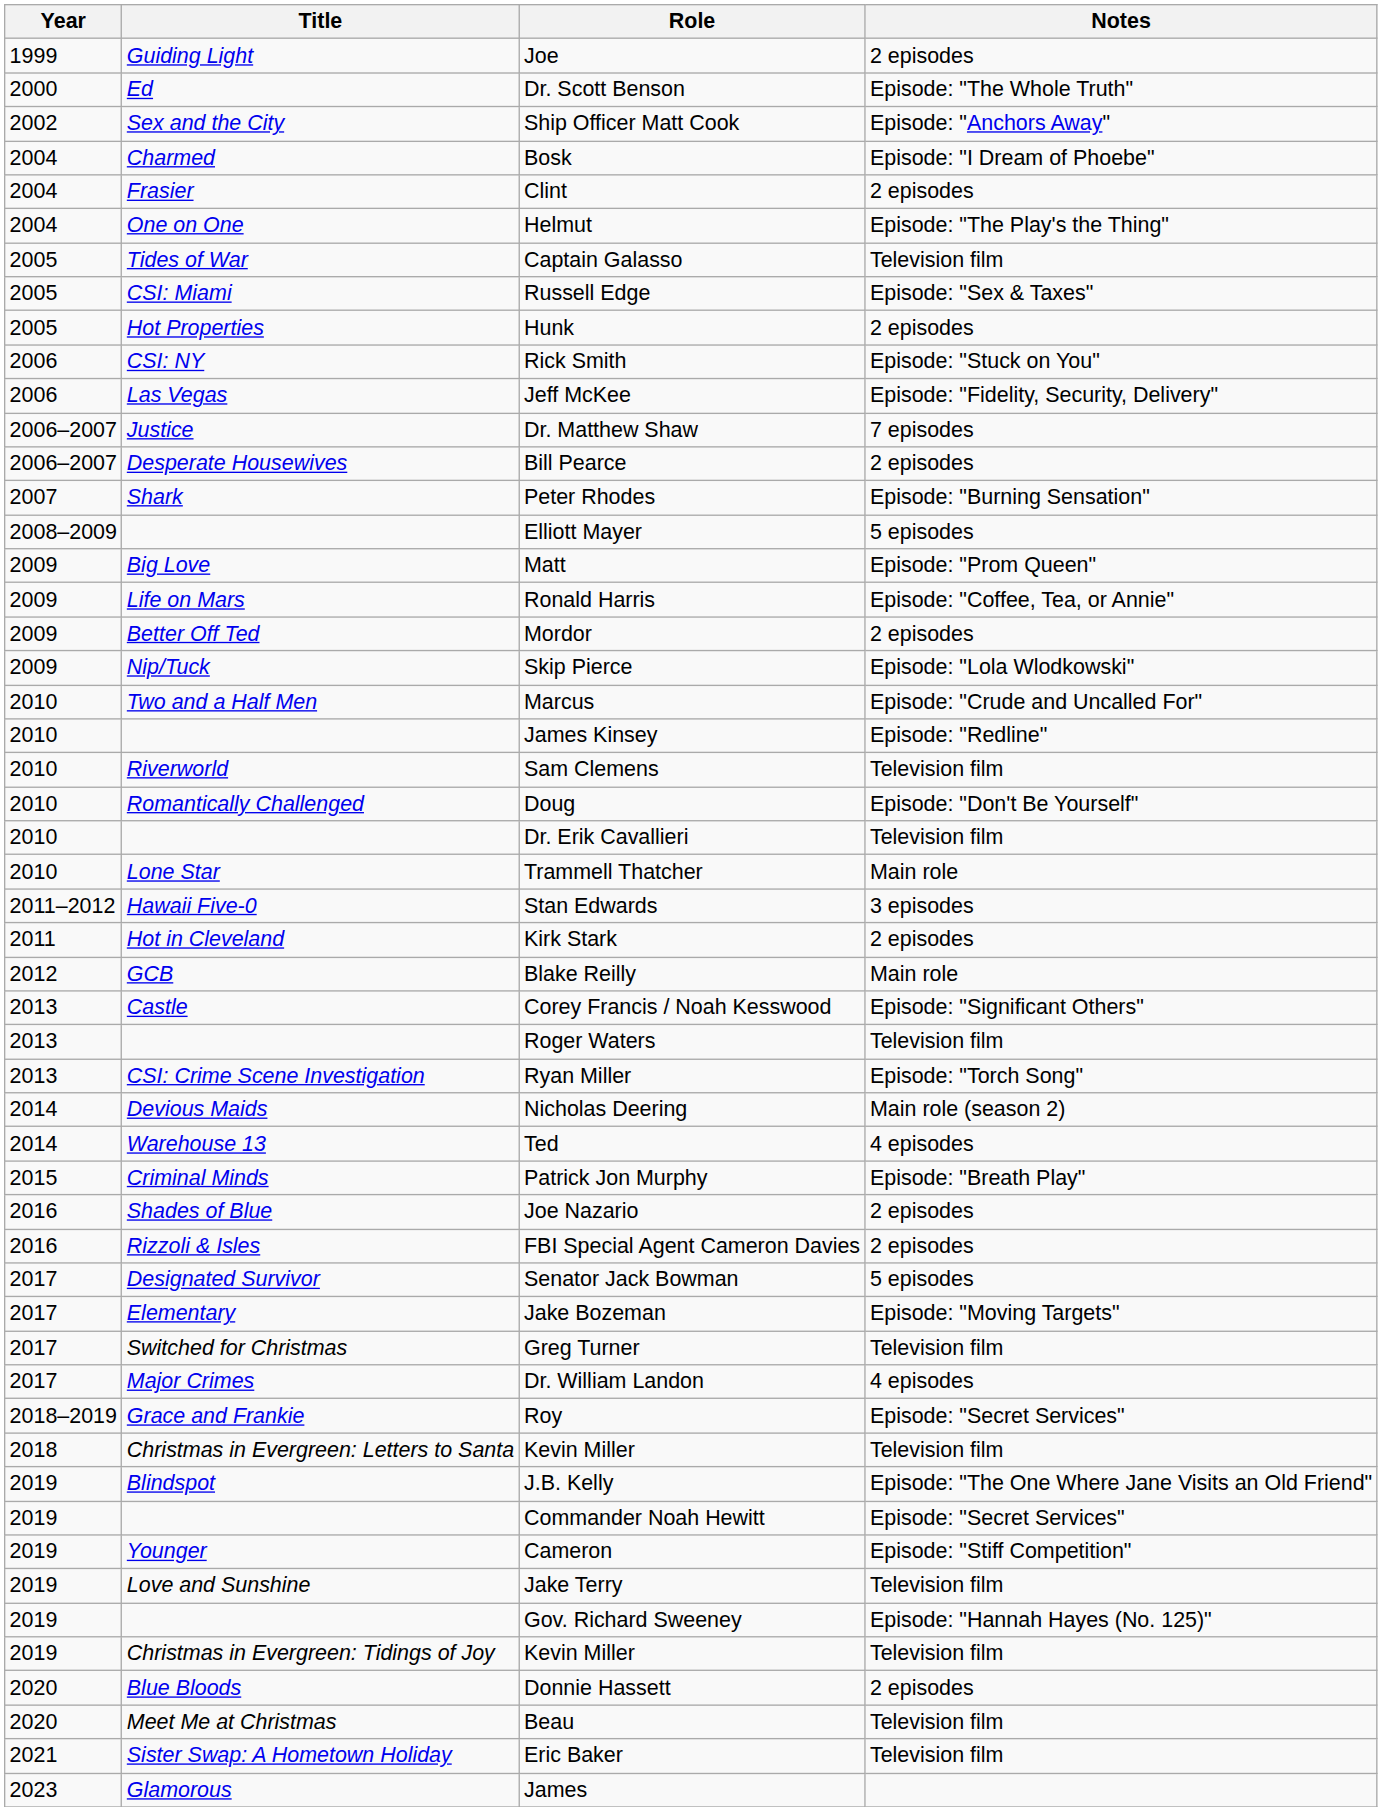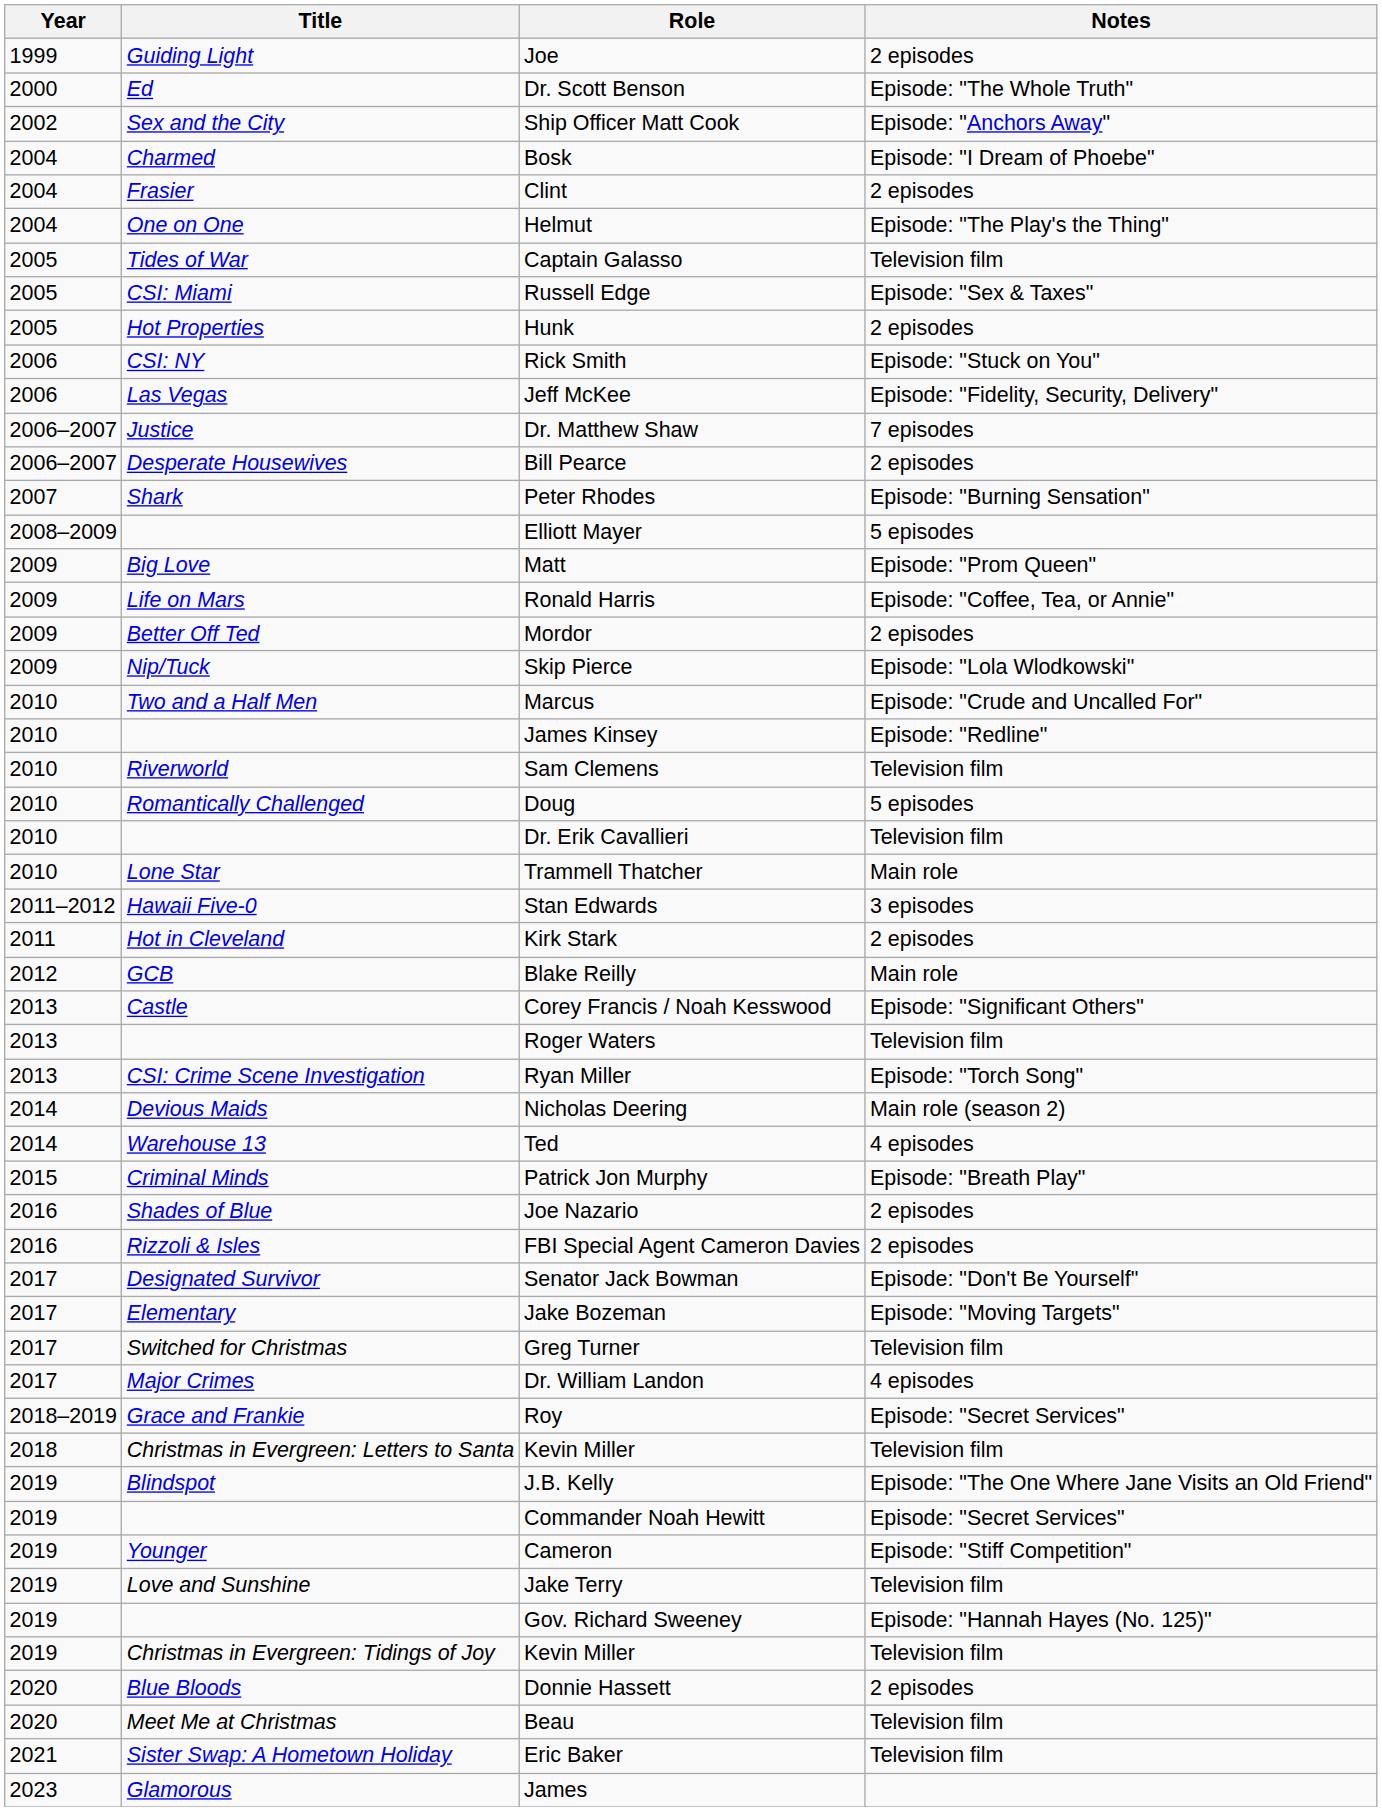(1004, 803) Episode: "Don't Be Yourself" -> (922, 803) 5 episodes
(922, 1279) 5 episodes -> (1004, 1279) Episode: "Don't Be Yourself"
